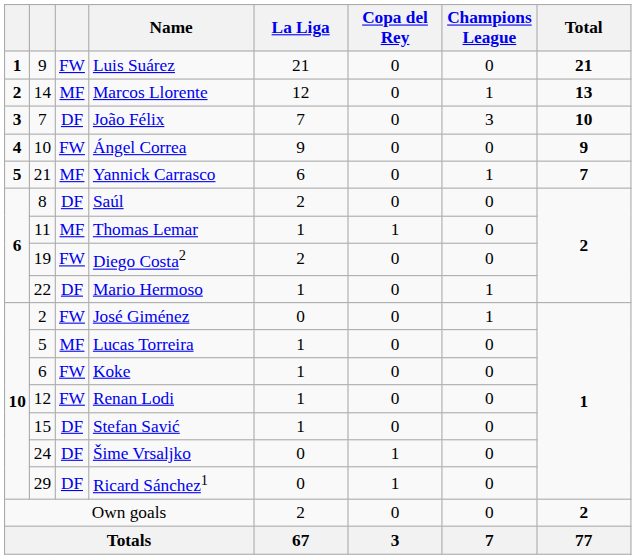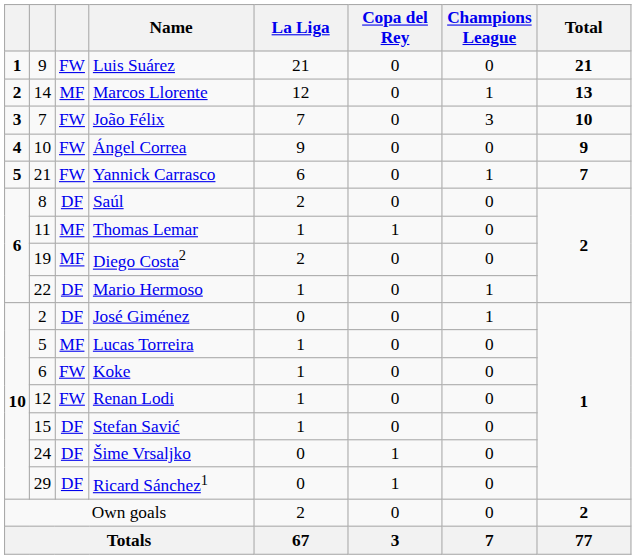(72, 119) DF -> (72, 119) FW
(72, 174) MF -> (72, 174) FW
(72, 259) FW -> (72, 259) MF
(72, 316) FW -> (72, 316) DF
